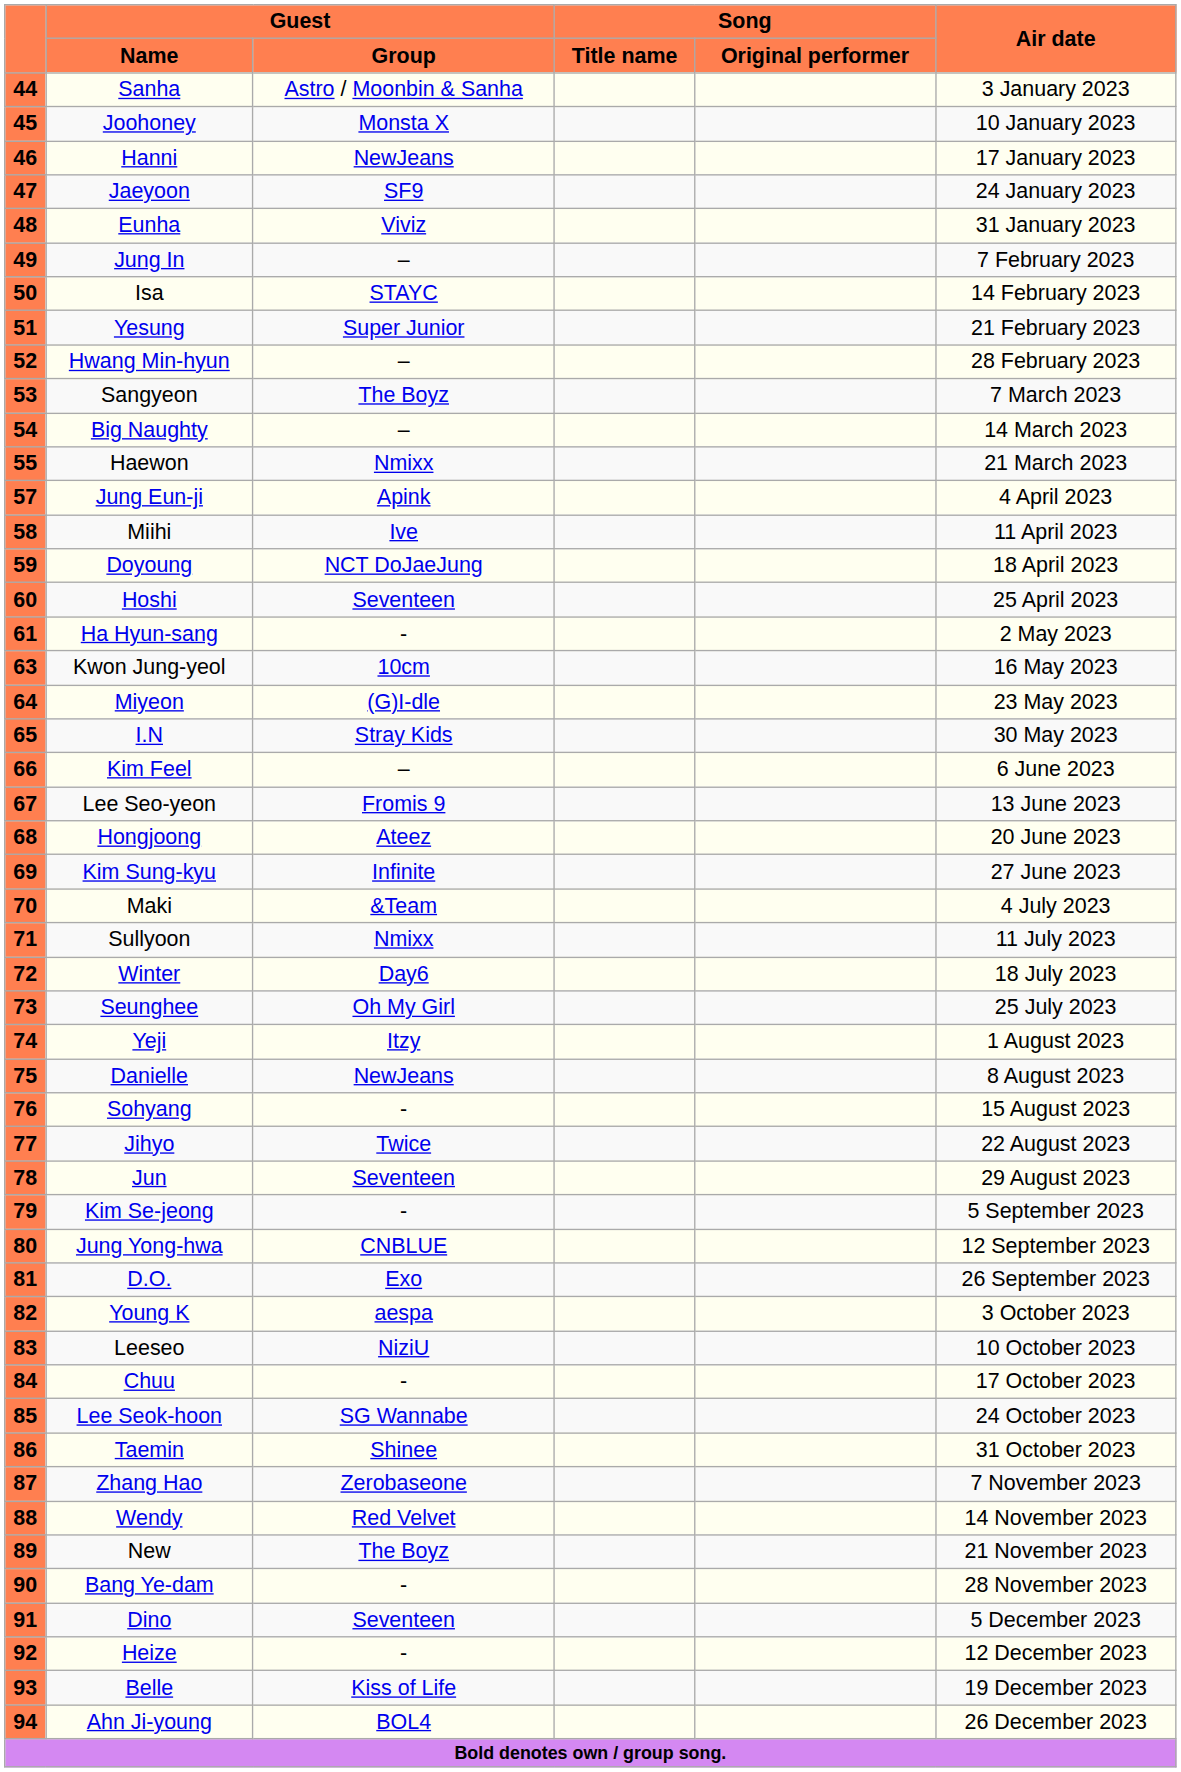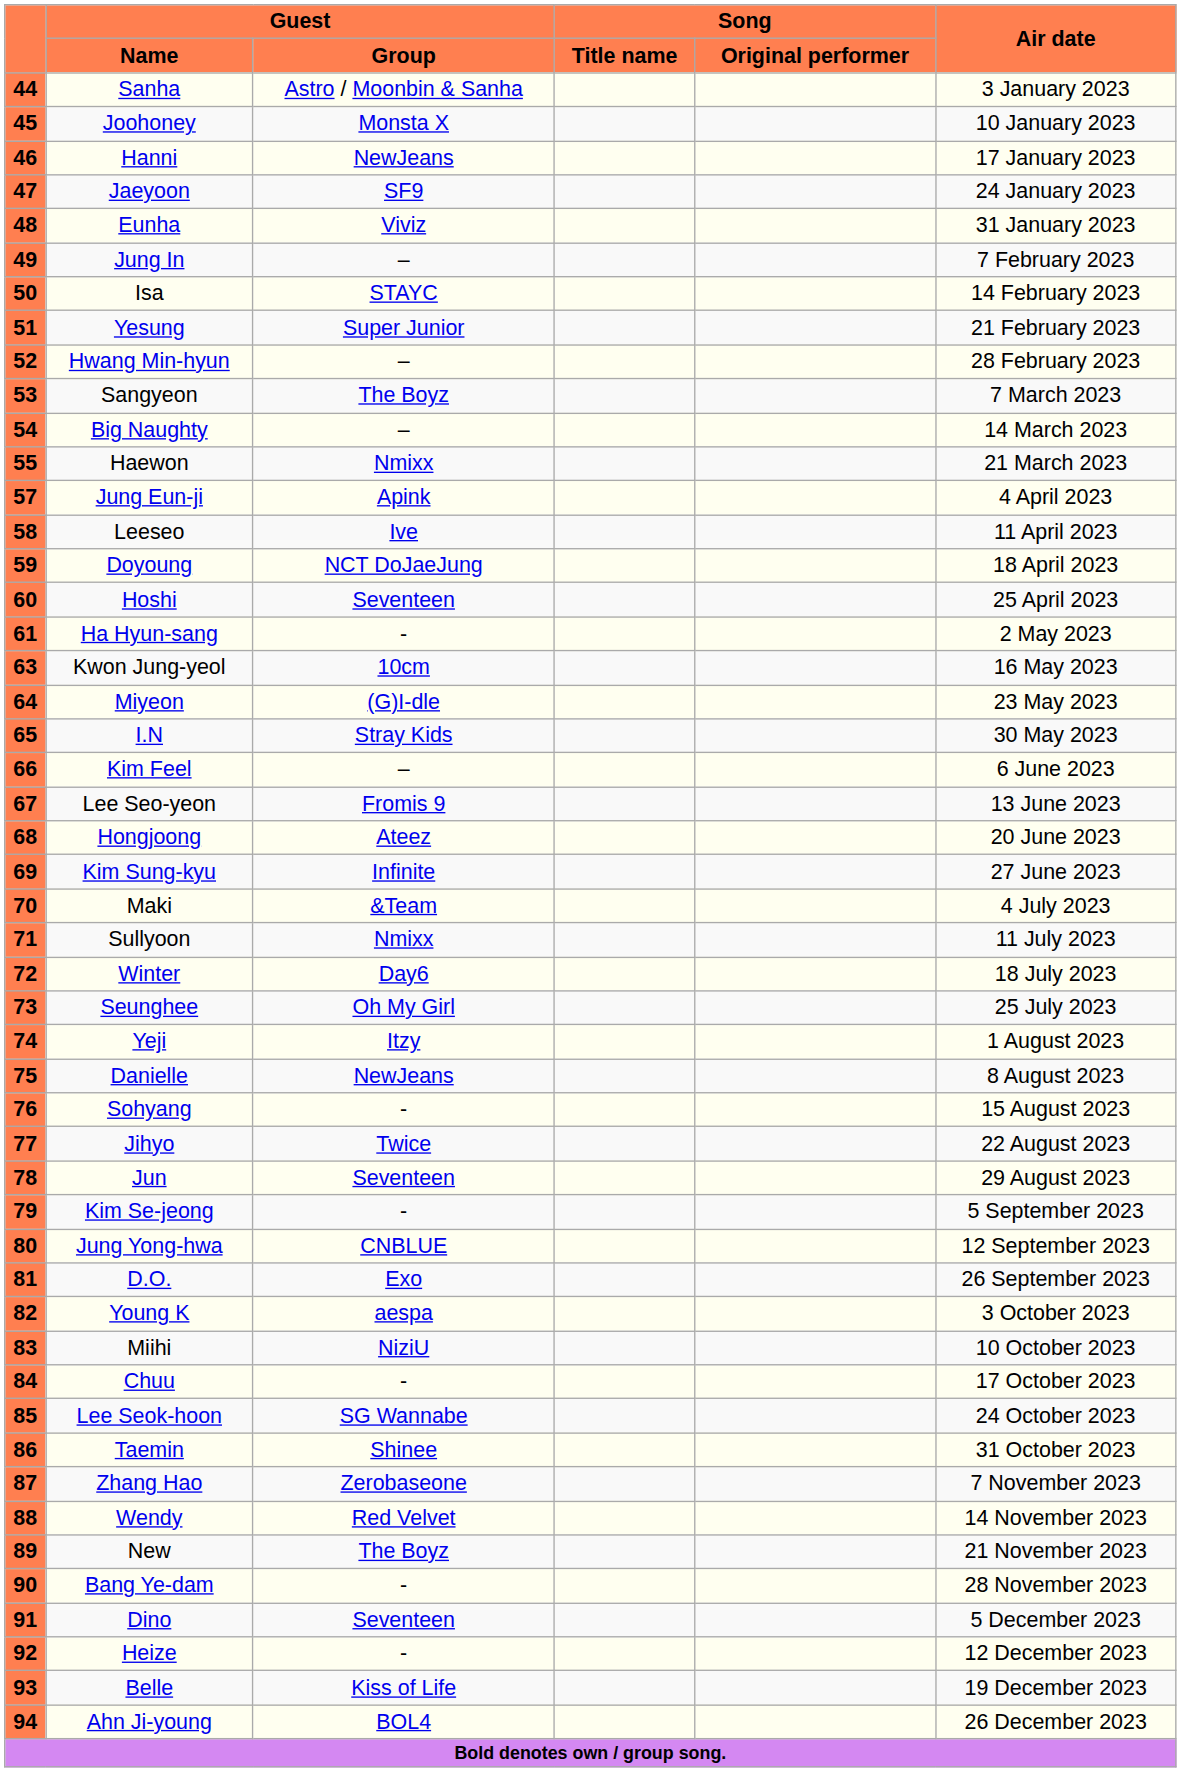(149, 531) Miihi -> (149, 531) Leeseo
(149, 1347) Leeseo -> (149, 1347) Miihi
